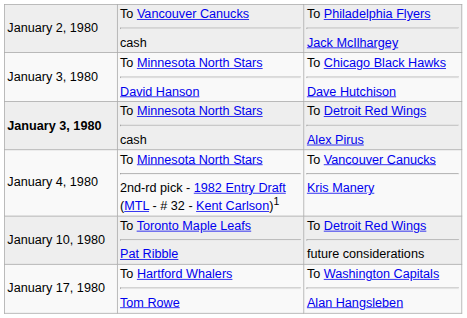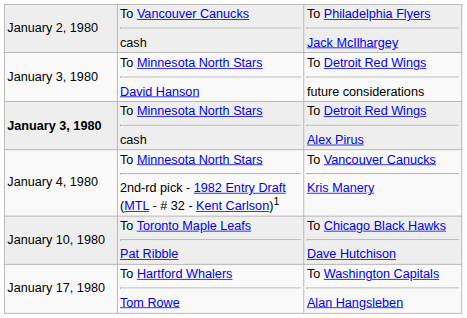(383, 77) To Chicago Black Hawks Dave Hutchison -> (383, 77) To Detroit Red Wings future considerations
(383, 240) To Detroit Red Wings future considerations -> (383, 240) To Chicago Black Hawks Dave Hutchison
